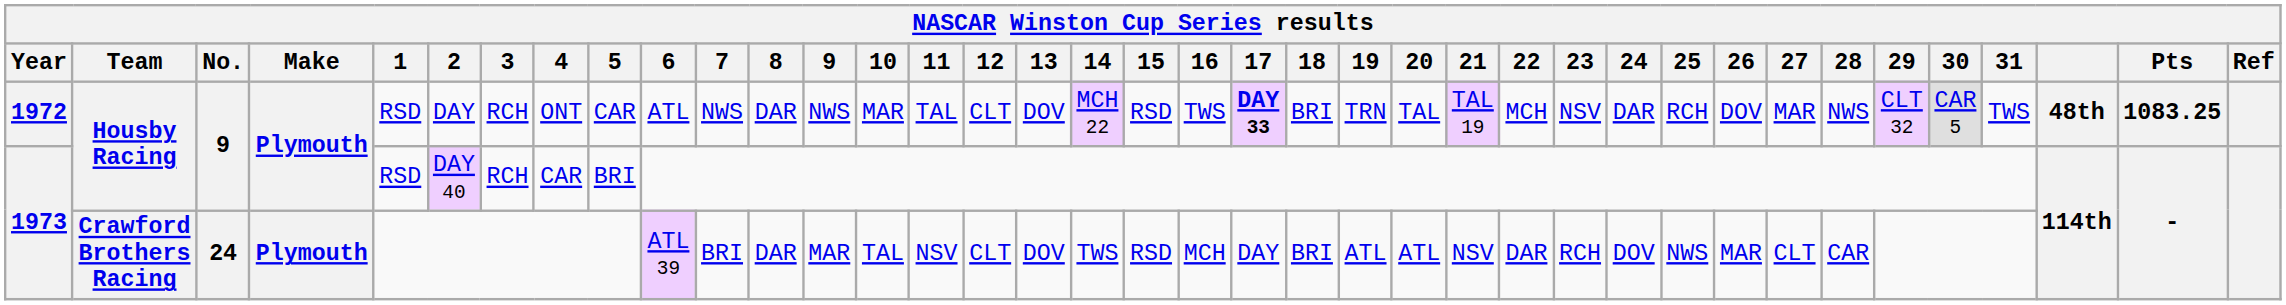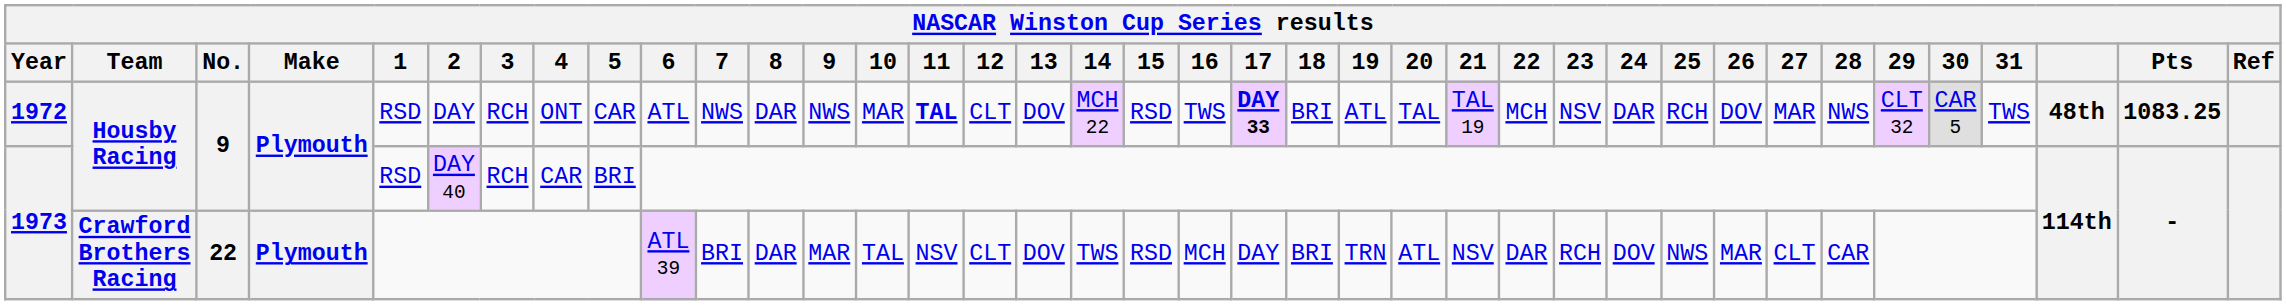(937, 113) normal -> (937, 113) bold
(1366, 113) TRN -> (1366, 113) ATL
(223, 255) 24 -> (223, 255) 22
(1366, 255) ATL -> (1366, 255) TRN
